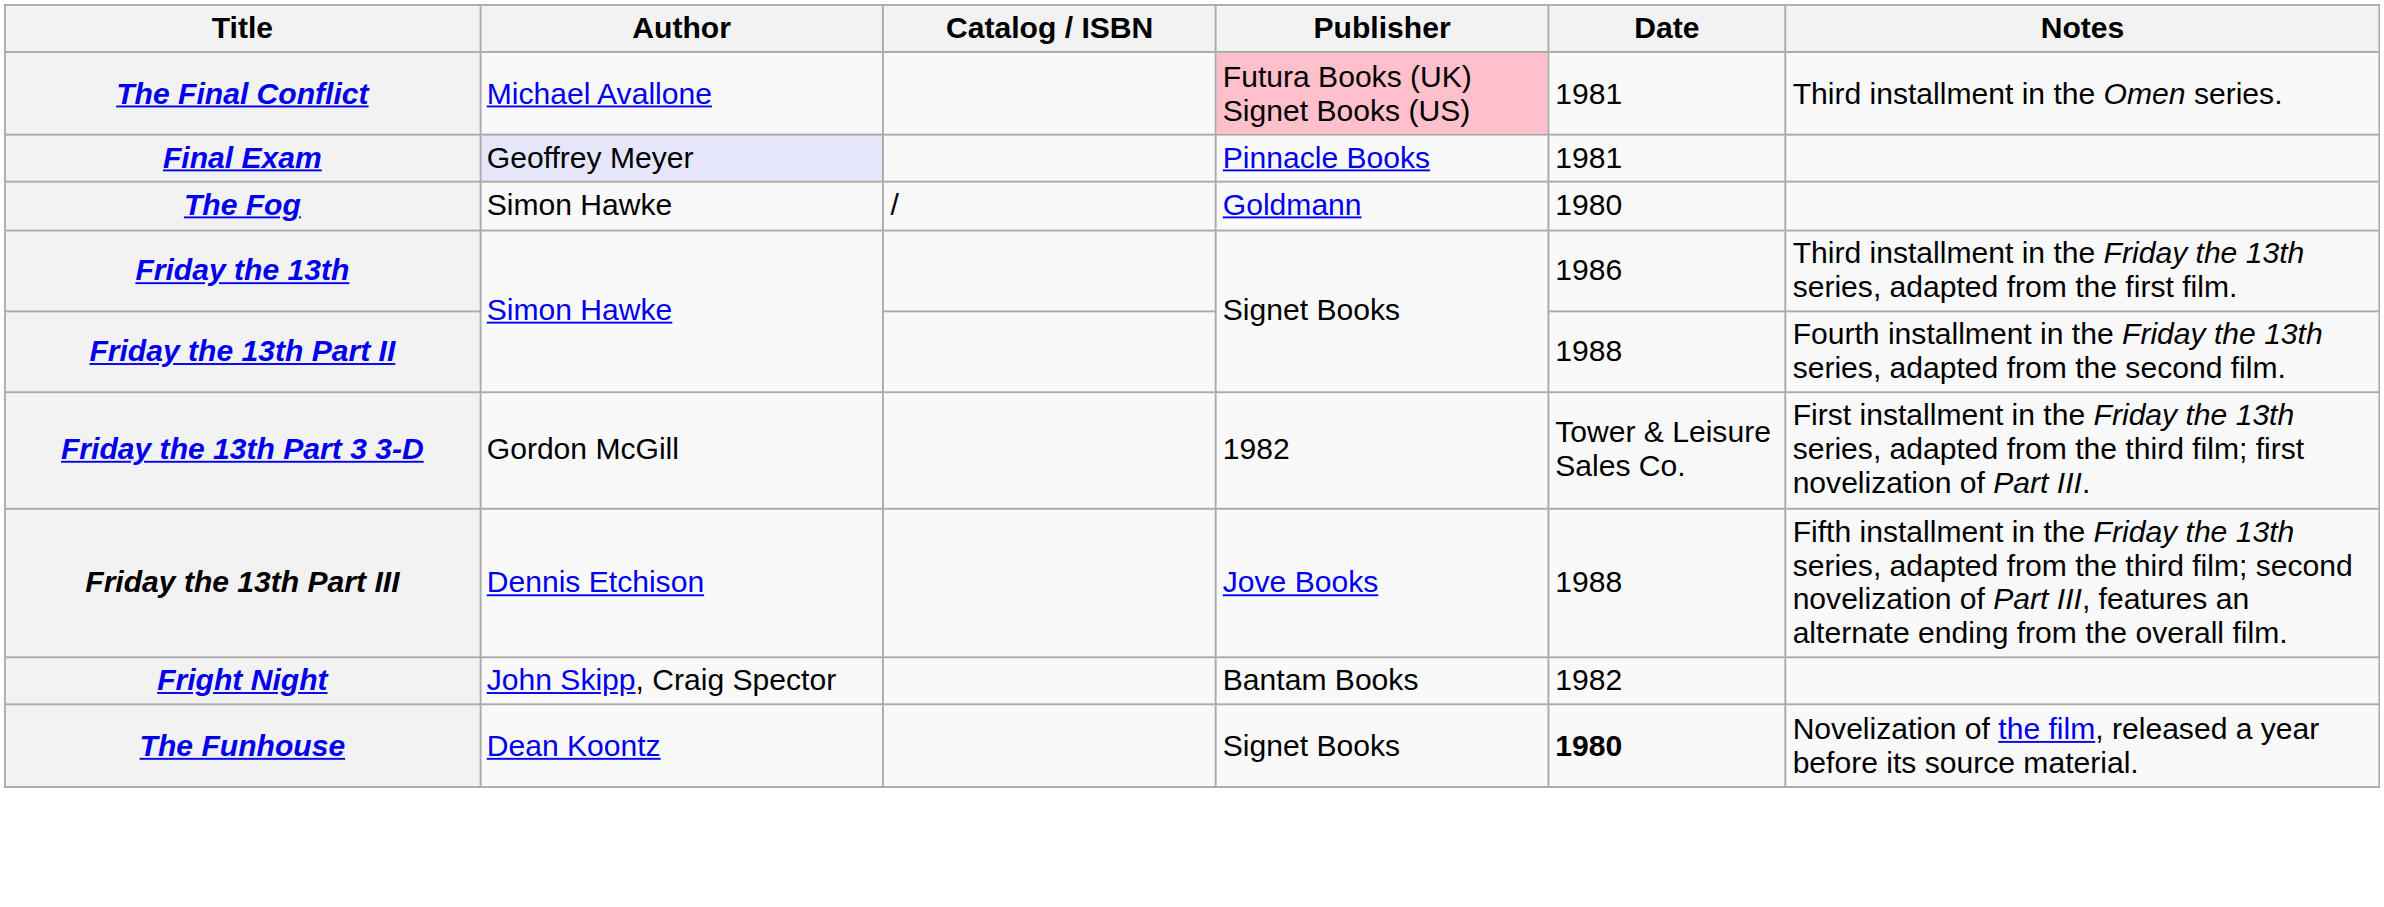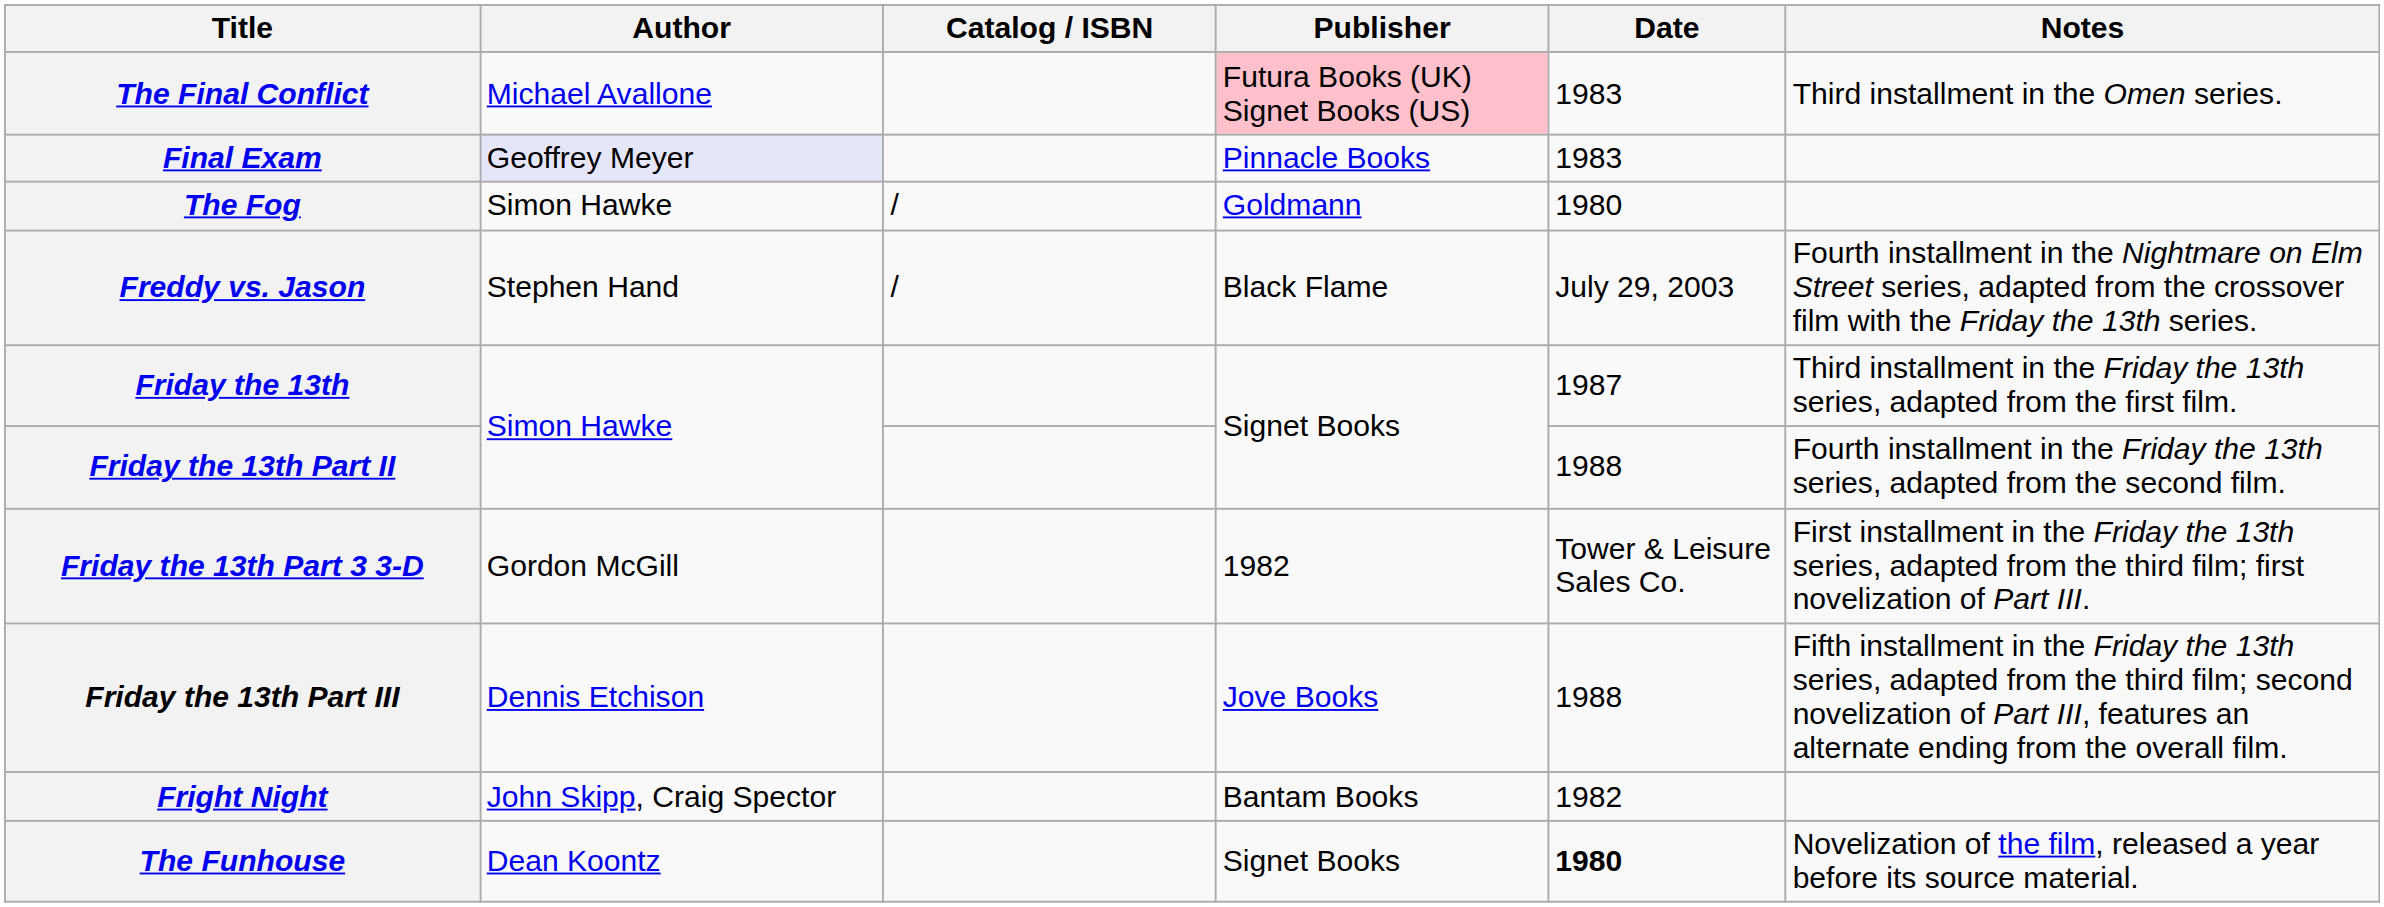(1589, 92) 1981 -> (1589, 92) 1983
(1589, 157) 1981 -> (1589, 157) 1983
+ row: (242, 286)
(1589, 269) 1986 -> (1589, 385) 1987
